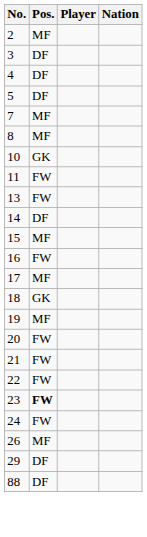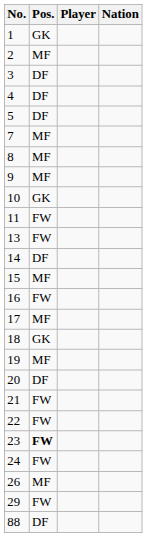+ row: (11, 34)
+ row: (11, 177)
(42, 339) FW -> (40, 380) DF
(40, 461) DF -> (42, 501) FW
